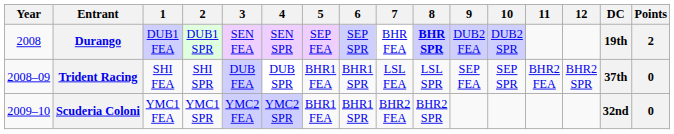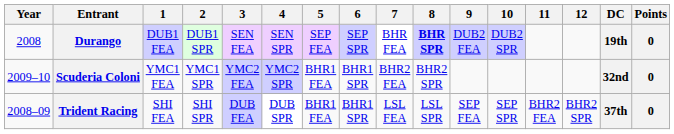(651, 41) 2 -> (651, 41) 0
rows swapped: (98, 76) <-> (98, 110)
